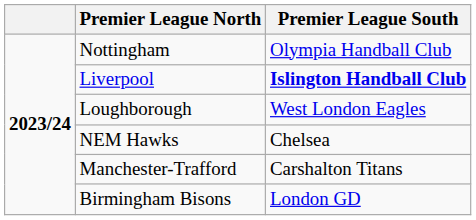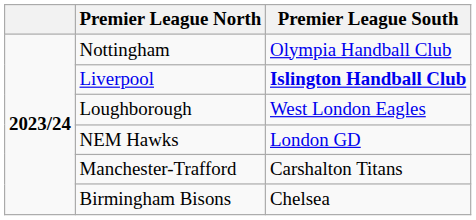(300, 139) Chelsea -> (315, 139) London GD
(315, 199) London GD -> (300, 199) Chelsea
